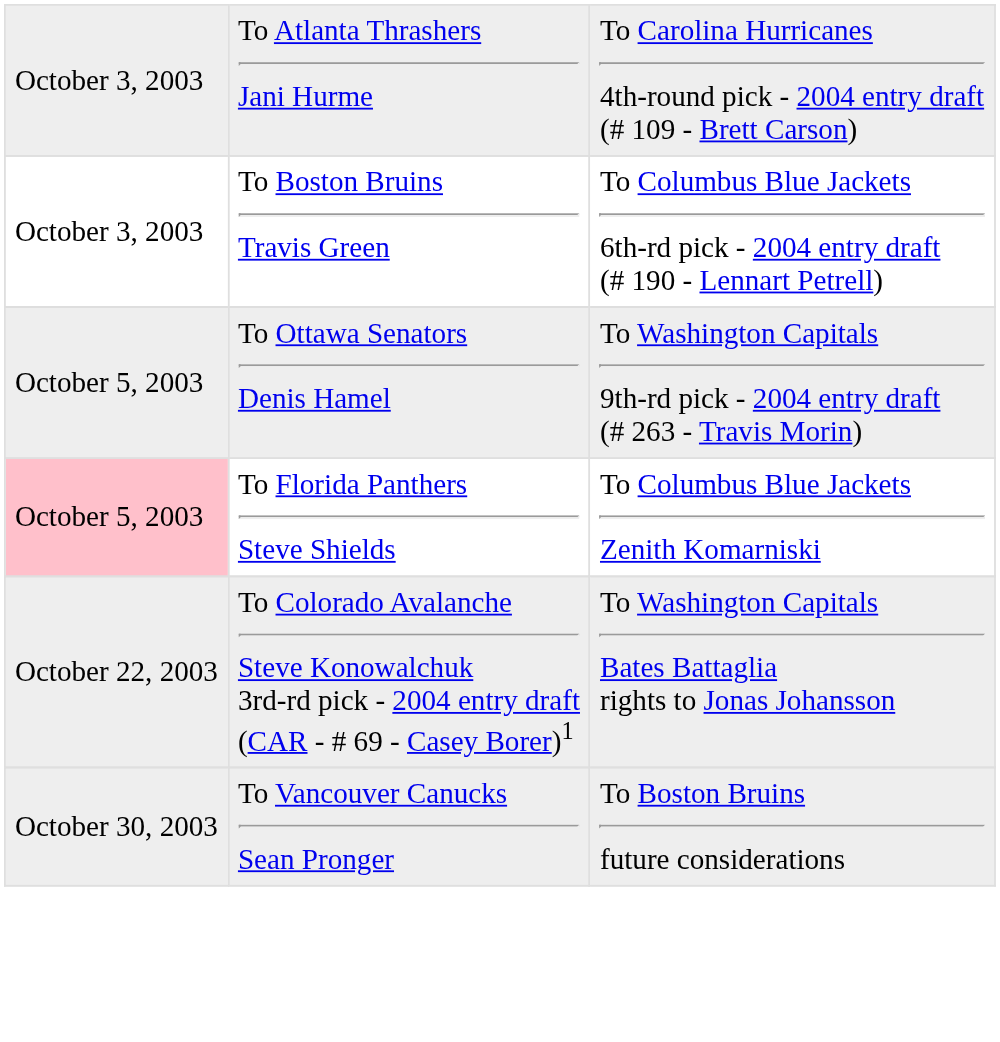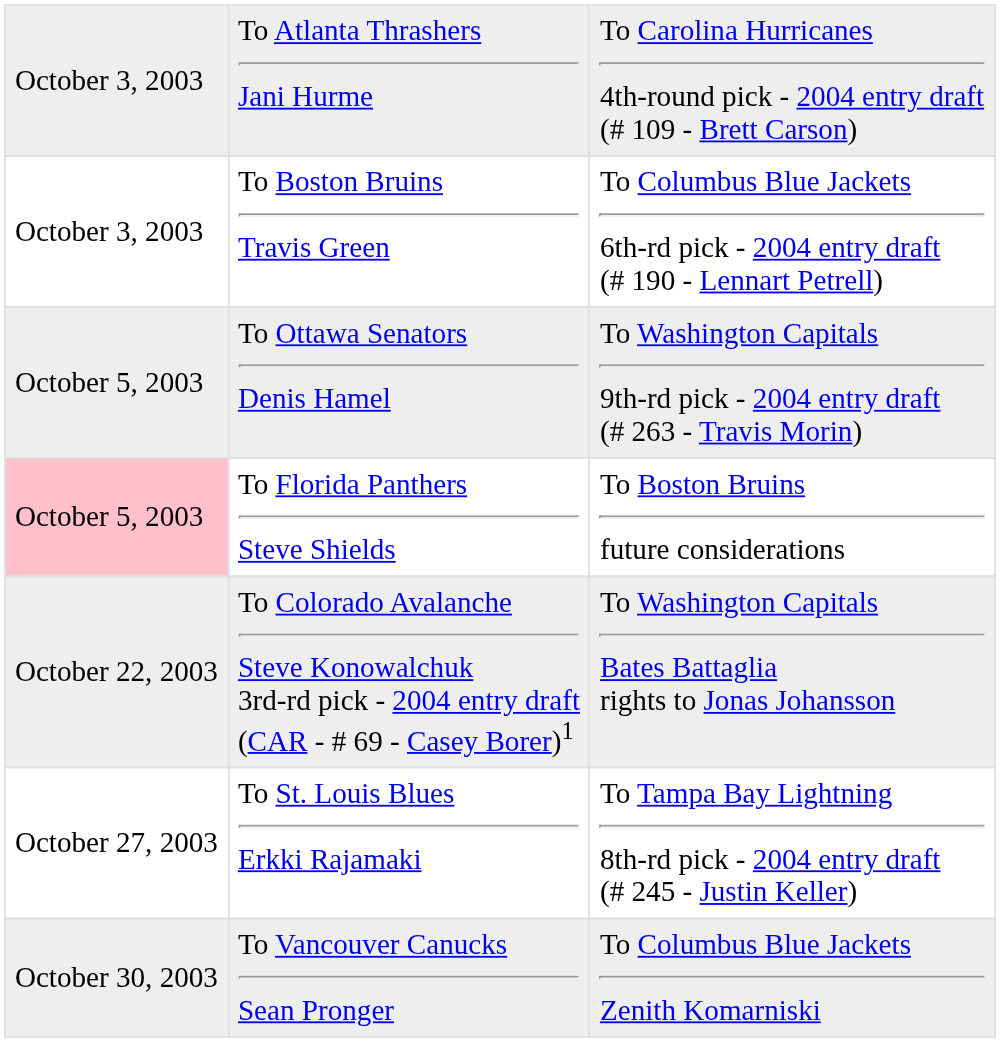(792, 516) To Columbus Blue Jackets Zenith Komarniski -> (792, 516) To Boston Bruins future considerations
+ row: (409, 826)
(792, 826) To Boston Bruins future considerations -> (792, 977) To Columbus Blue Jackets Zenith Komarniski
